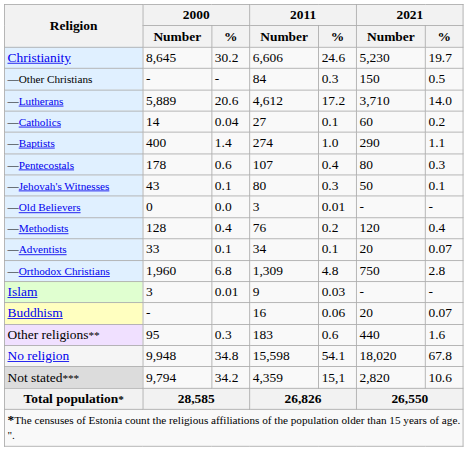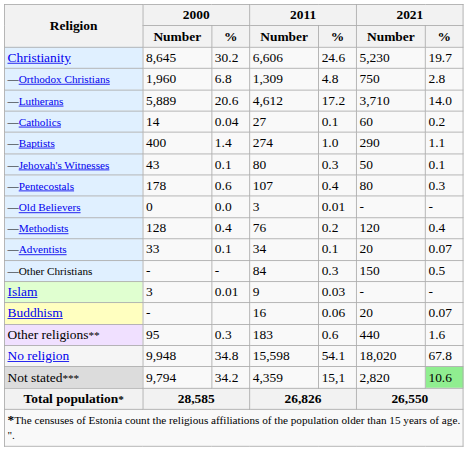rows swapped: (59, 271) <-> (50, 79)
rows swapped: (58, 186) <-> (41, 165)
(440, 377) no background -> (440, 377) lightgreen background
